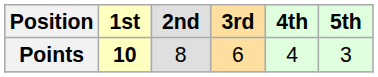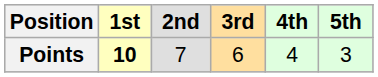(181, 55) 8 -> (181, 55) 7
